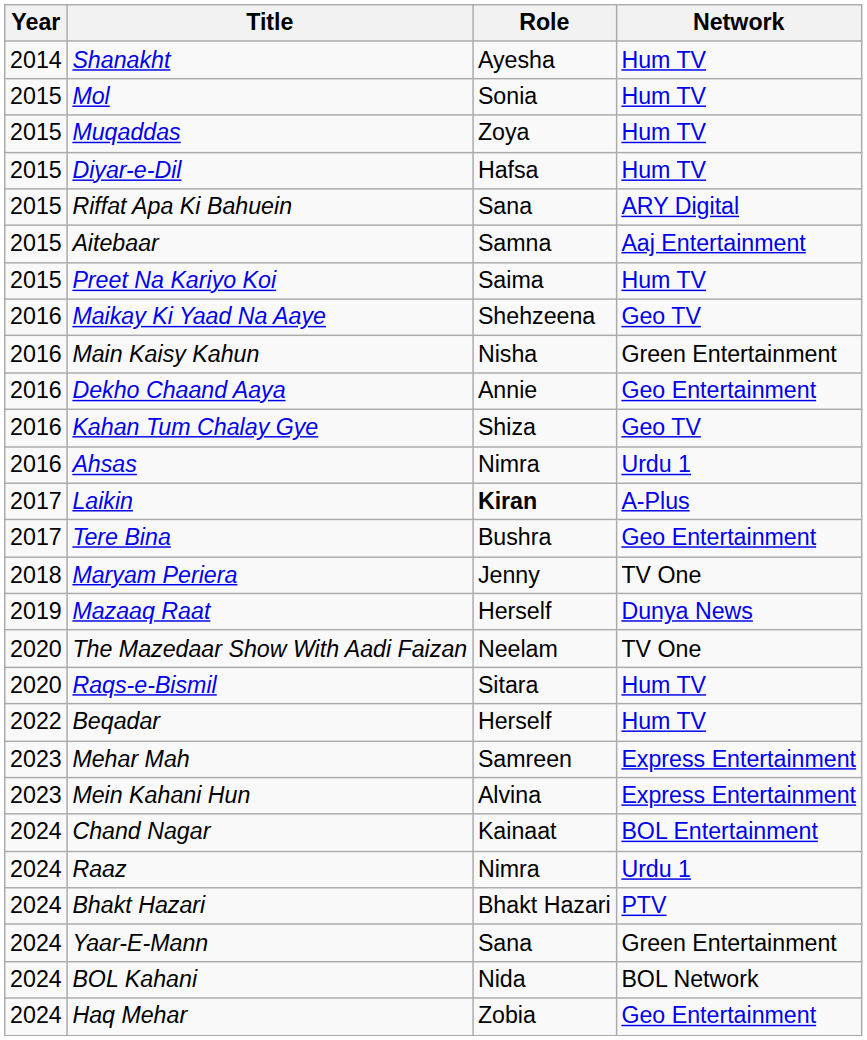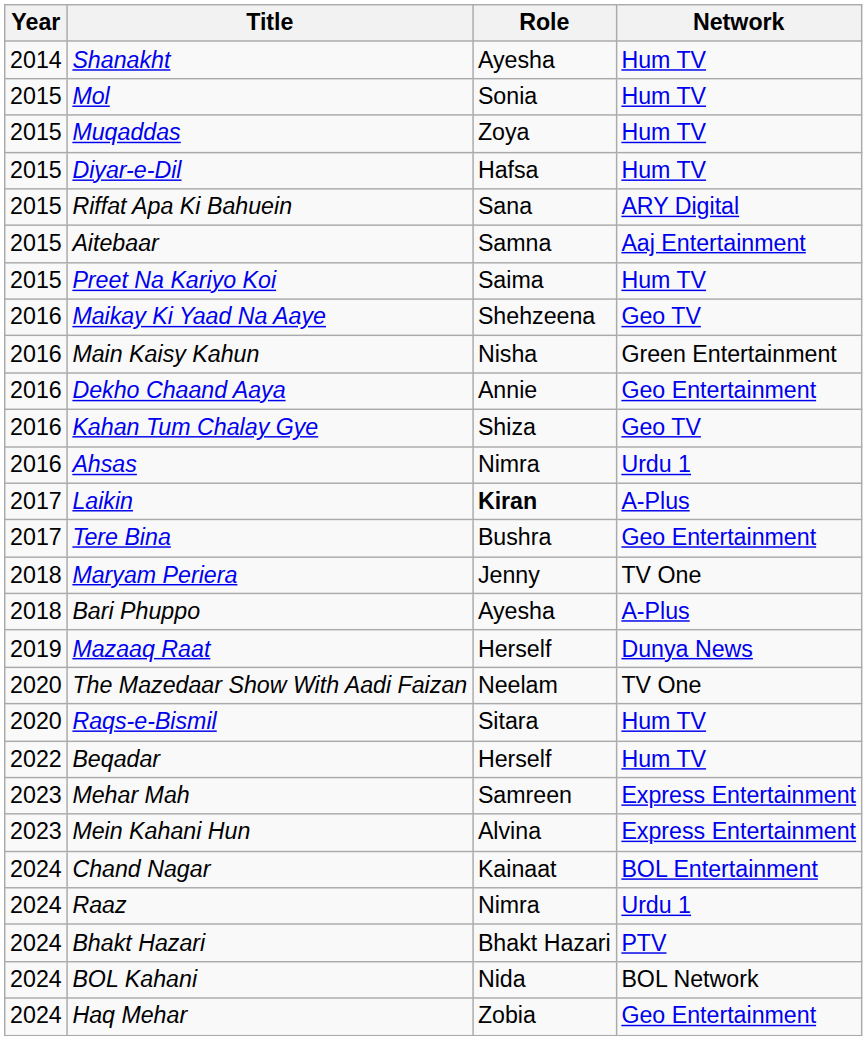+ row: (136, 611)
- row: (140, 942)
